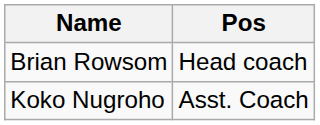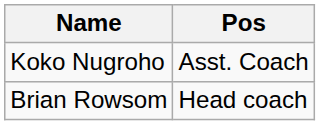rows swapped: (89, 61) <-> (88, 100)
